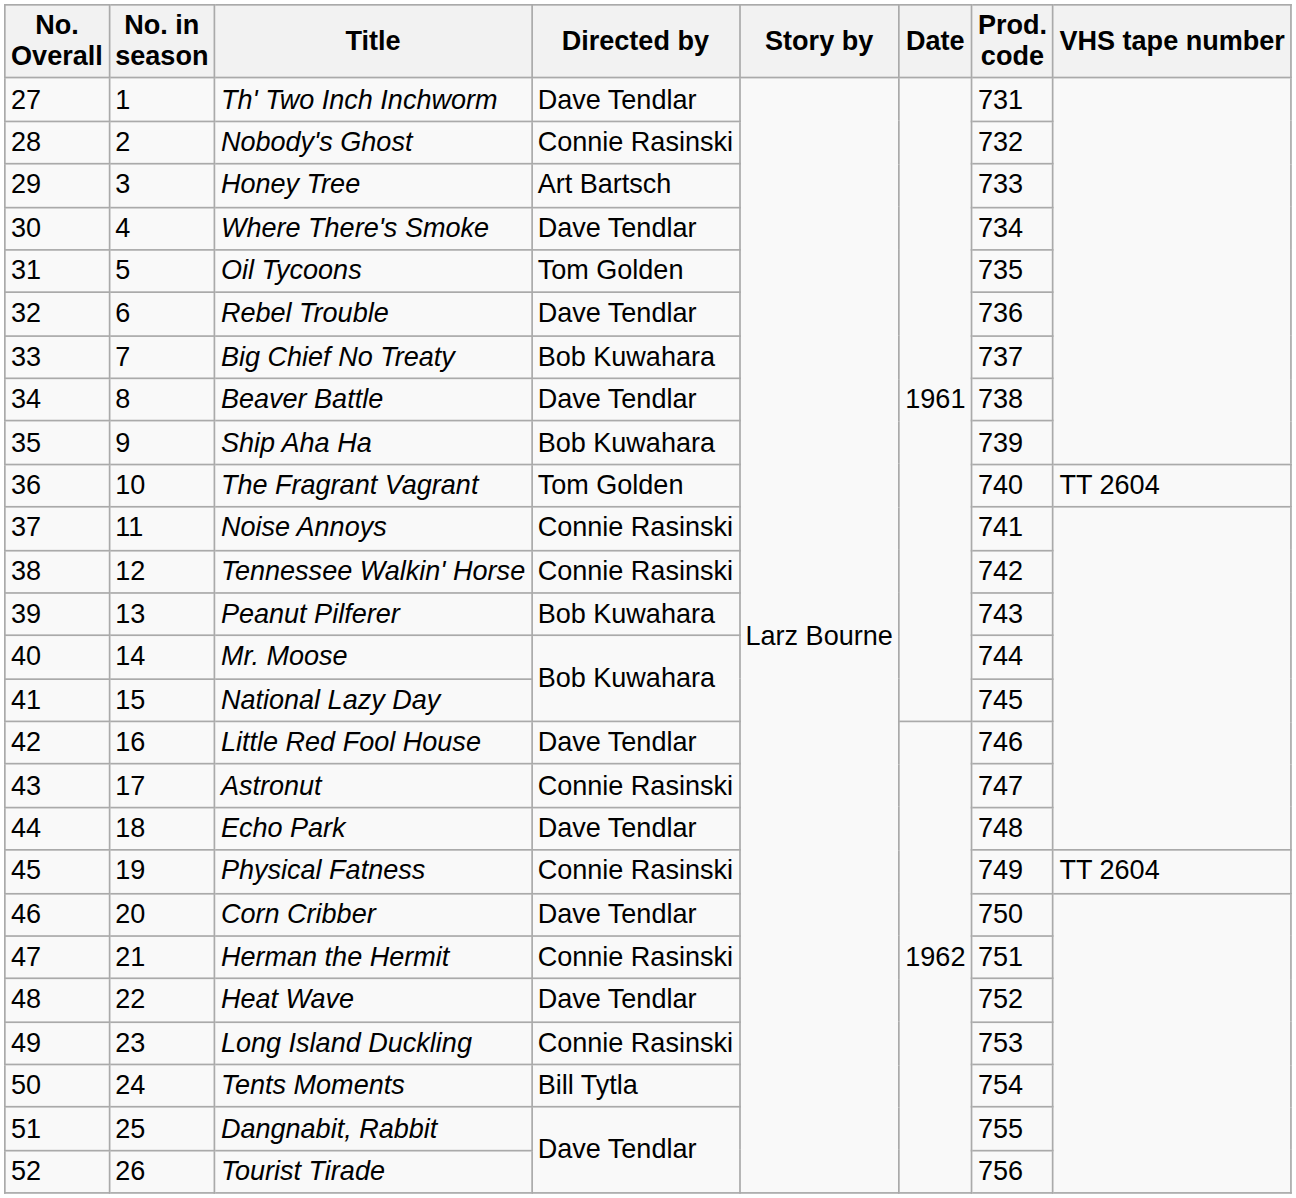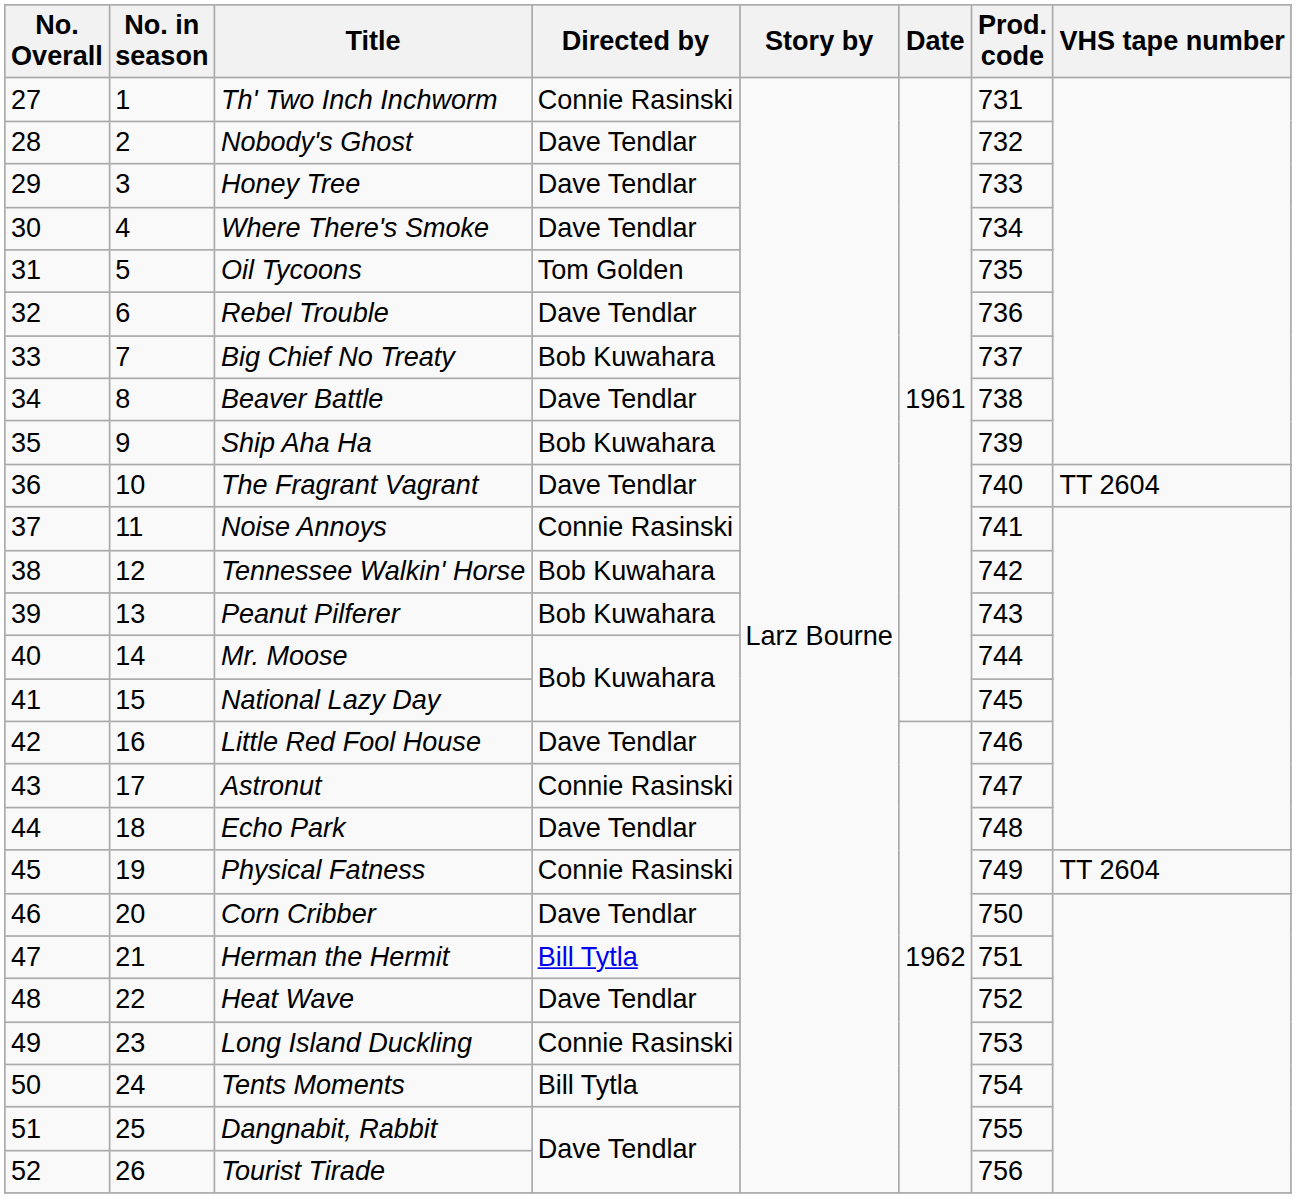(617, 99) Dave Tendlar -> (635, 99) Connie Rasinski
(635, 142) Connie Rasinski -> (617, 142) Dave Tendlar
(605, 185) Art Bartsch -> (617, 185) Dave Tendlar
(611, 485) Tom Golden -> (617, 485) Dave Tendlar
(635, 570) Connie Rasinski -> (626, 570) Bob Kuwahara
(635, 956) Connie Rasinski -> (588, 956) Bill Tytla
